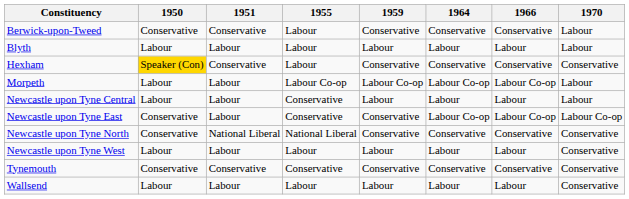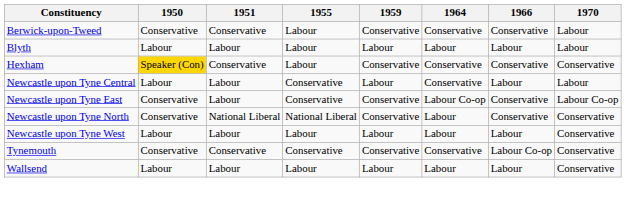- row: (26, 82)
(444, 99) Labour -> (453, 82) Conservative
(525, 116) Labour Co-op -> (519, 99) Conservative
(457, 133) Conservative -> (440, 116) Labour
(523, 168) Conservative -> (521, 151) Labour Co-op
